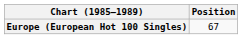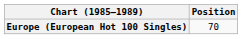(214, 27) 67 -> (214, 27) 70
